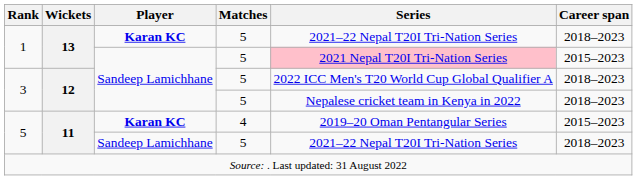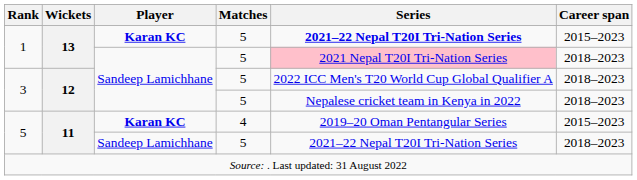(413, 36) normal -> (413, 36) bold
(594, 36) 2018–2023 -> (594, 36) 2015–2023
(594, 57) 2015–2023 -> (594, 57) 2018–2023
